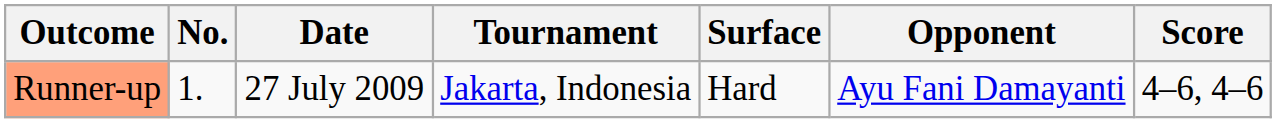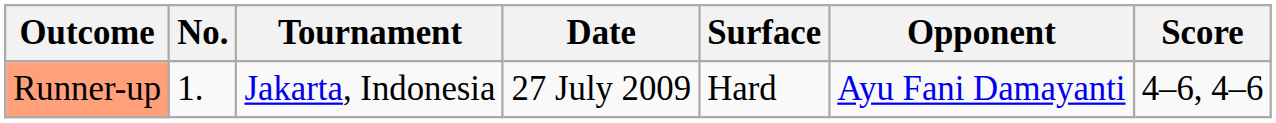columns swapped: (334, 32) <-> (566, 32)
